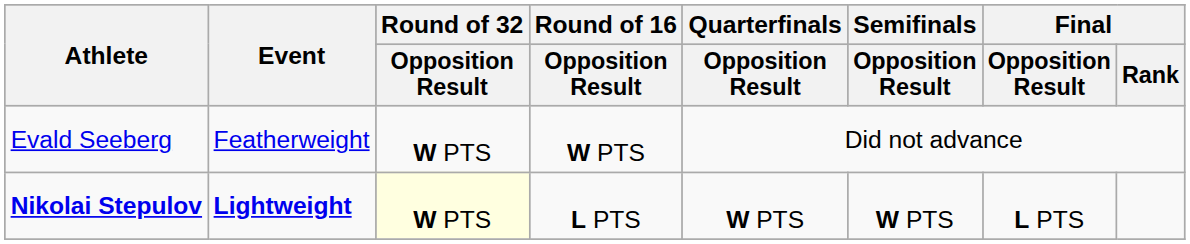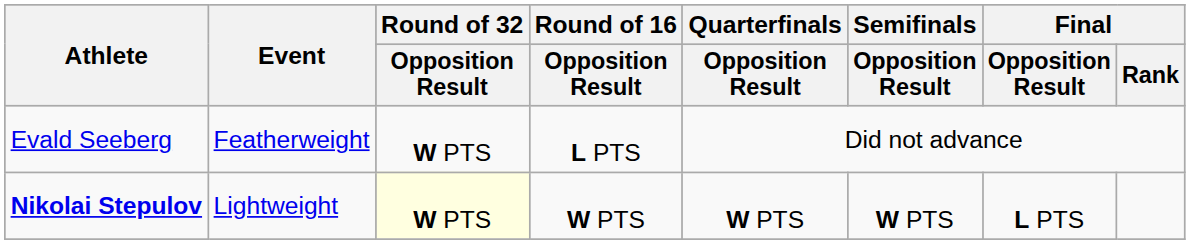(606, 153) W PTS -> (606, 153) L PTS
(283, 206) bold -> (276, 206) normal
(606, 220) L PTS -> (606, 220) W PTS
